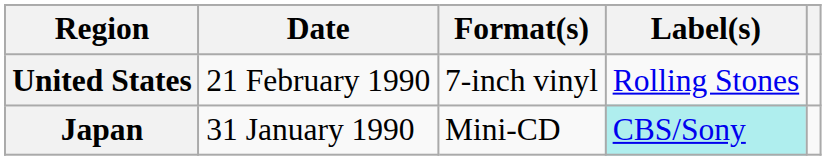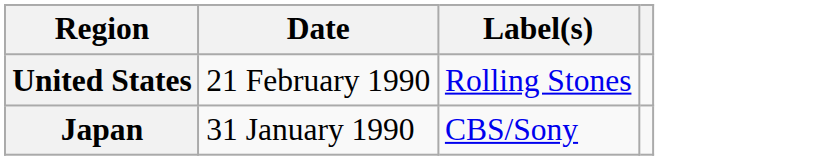- column: (522, 29)
(679, 129) paleturquoise background -> (511, 129) no background
